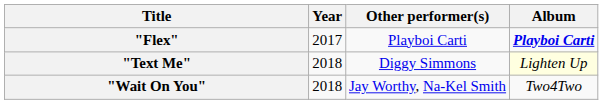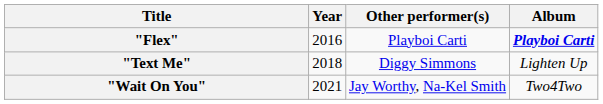(327, 39) 2017 -> (327, 39) 2016
(554, 63) lightyellow background -> (554, 63) no background
(327, 87) 2018 -> (327, 87) 2021
